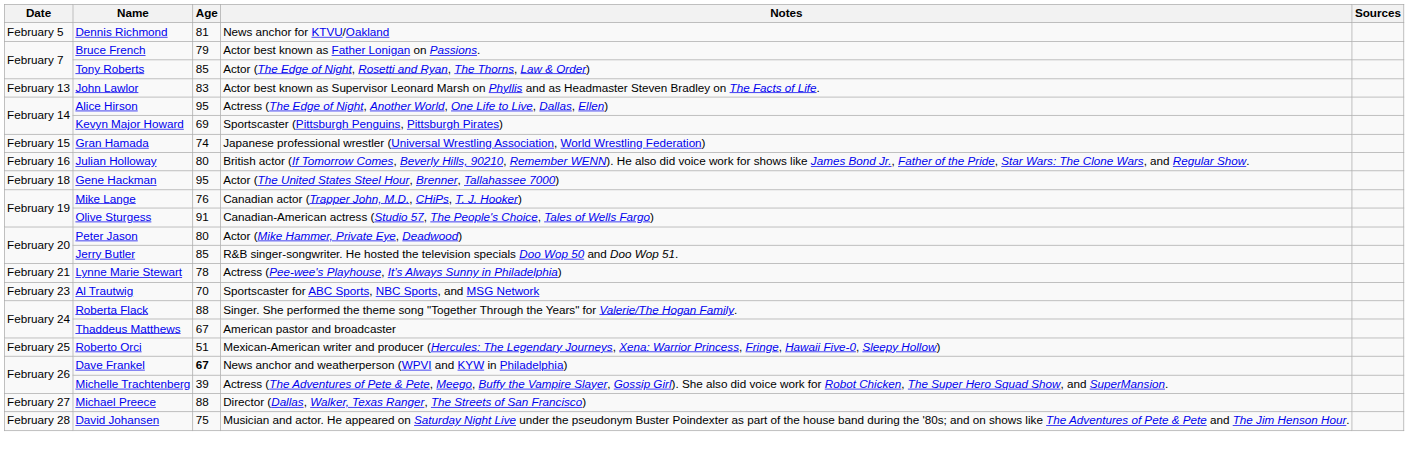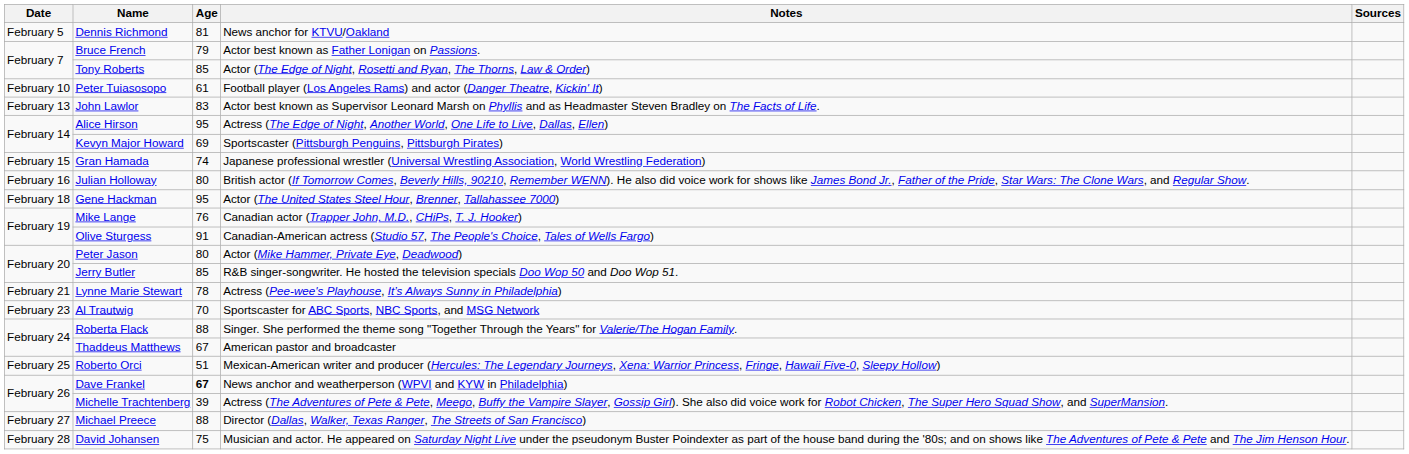+ row: (121, 87)
